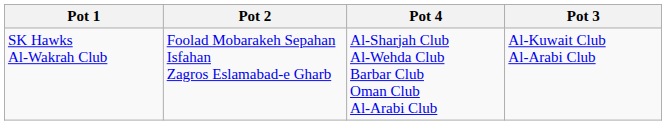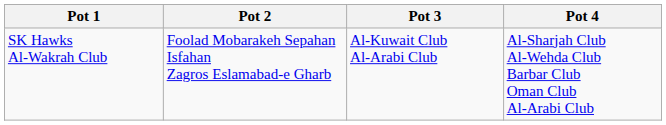columns swapped: (583, 16) <-> (426, 16)
